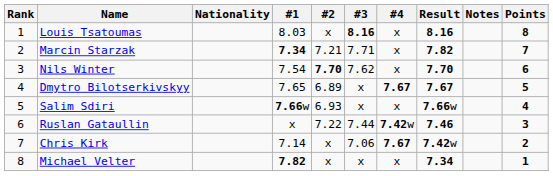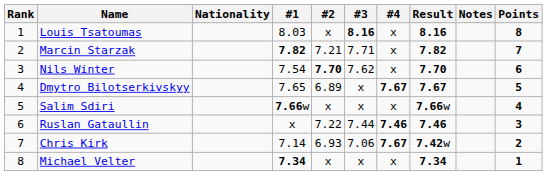(292, 51) 7.34 -> (292, 51) 7.82
(328, 106) 6.93 -> (328, 106) x
(397, 124) 7.42w -> (394, 124) 7.46
(328, 143) x -> (328, 143) 6.93
(292, 161) 7.82 -> (292, 161) 7.34
